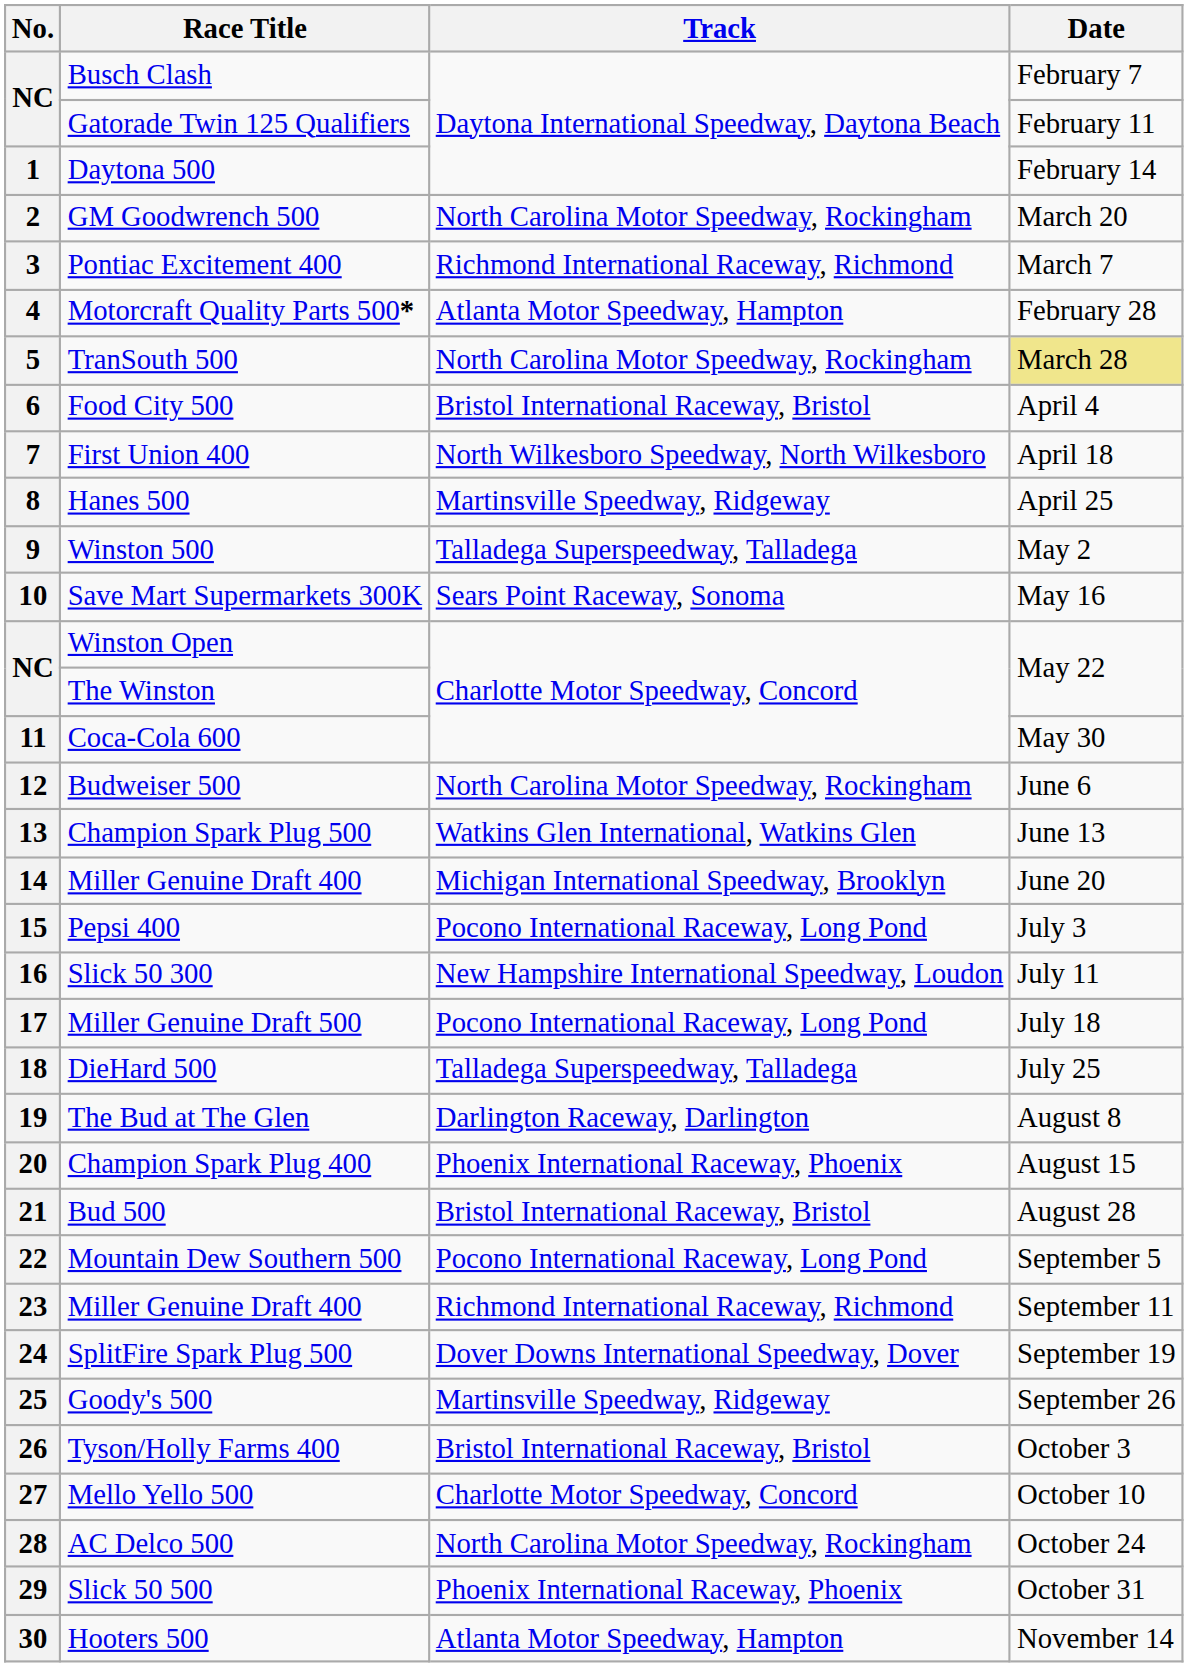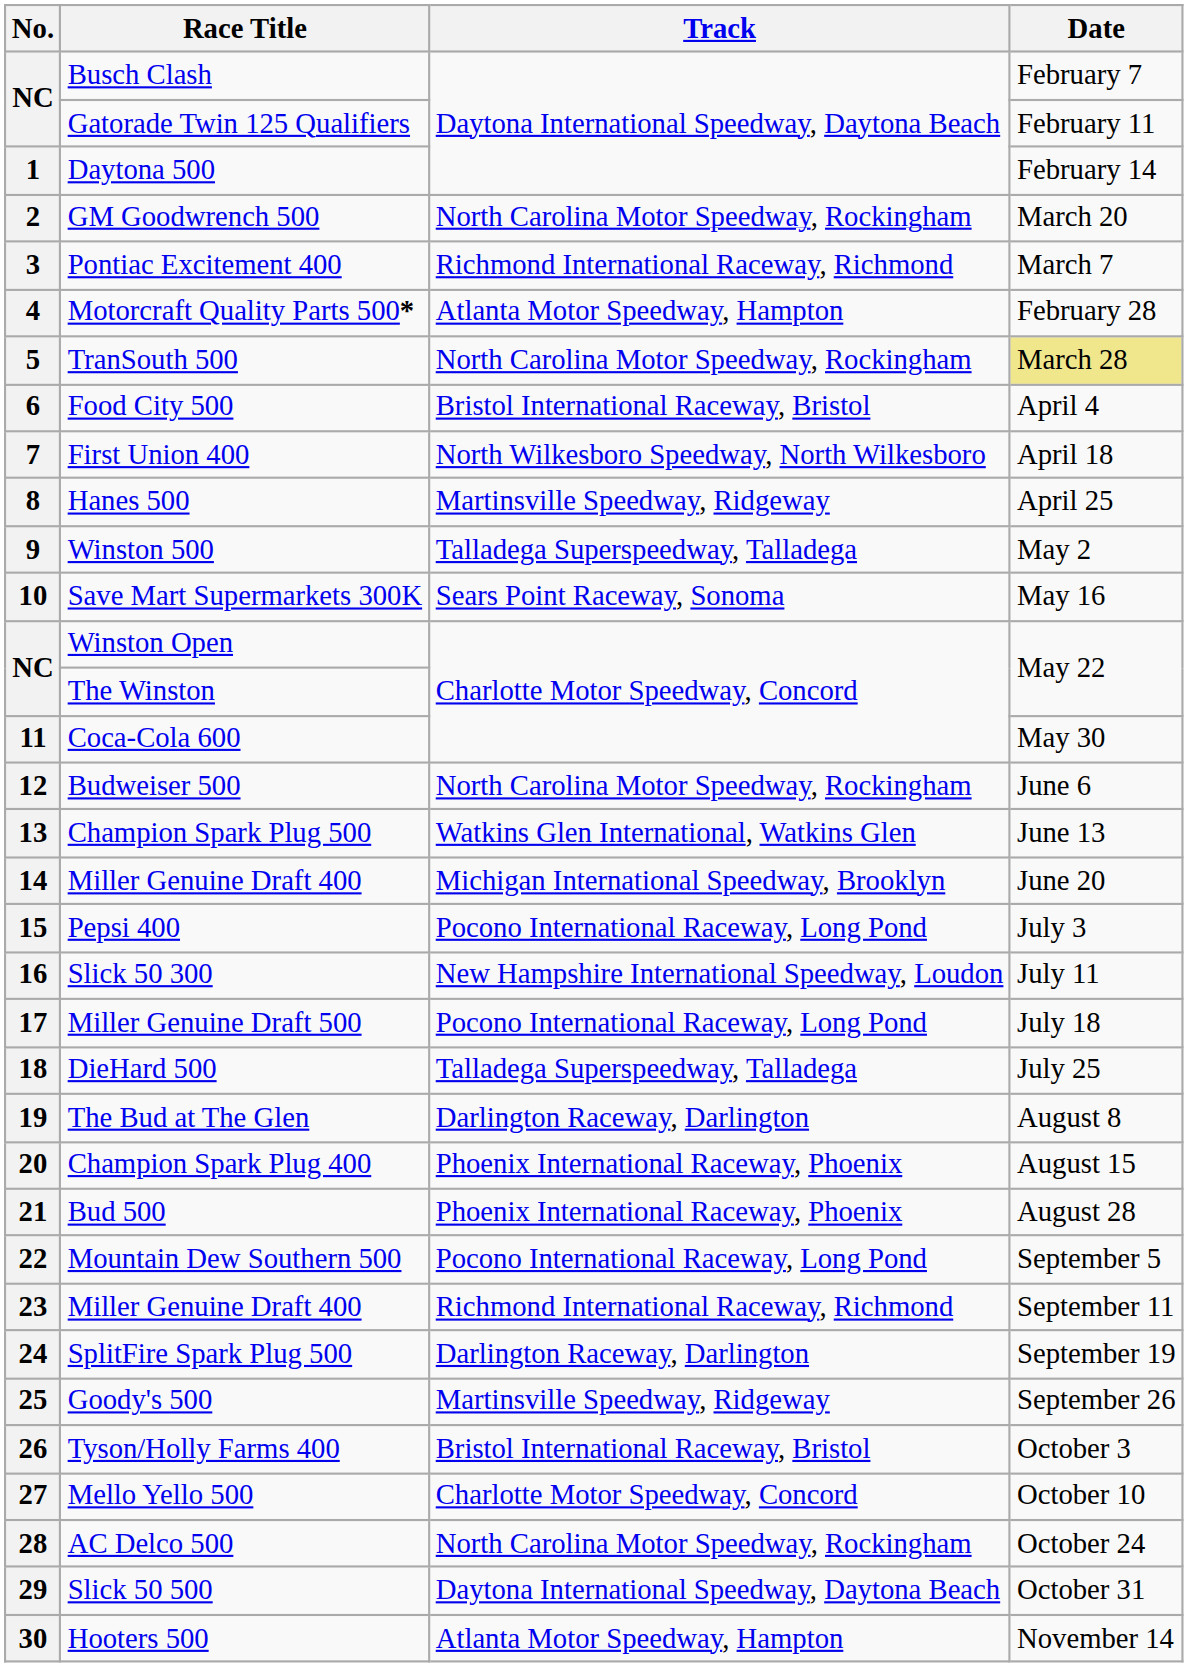(653, 1211) Bristol International Raceway, Bristol -> (669, 1211) Phoenix International Raceway, Phoenix
(697, 1353) Dover Downs International Speedway, Dover -> (622, 1353) Darlington Raceway, Darlington
(669, 1590) Phoenix International Raceway, Phoenix -> (718, 1590) Daytona International Speedway, Daytona Beach
